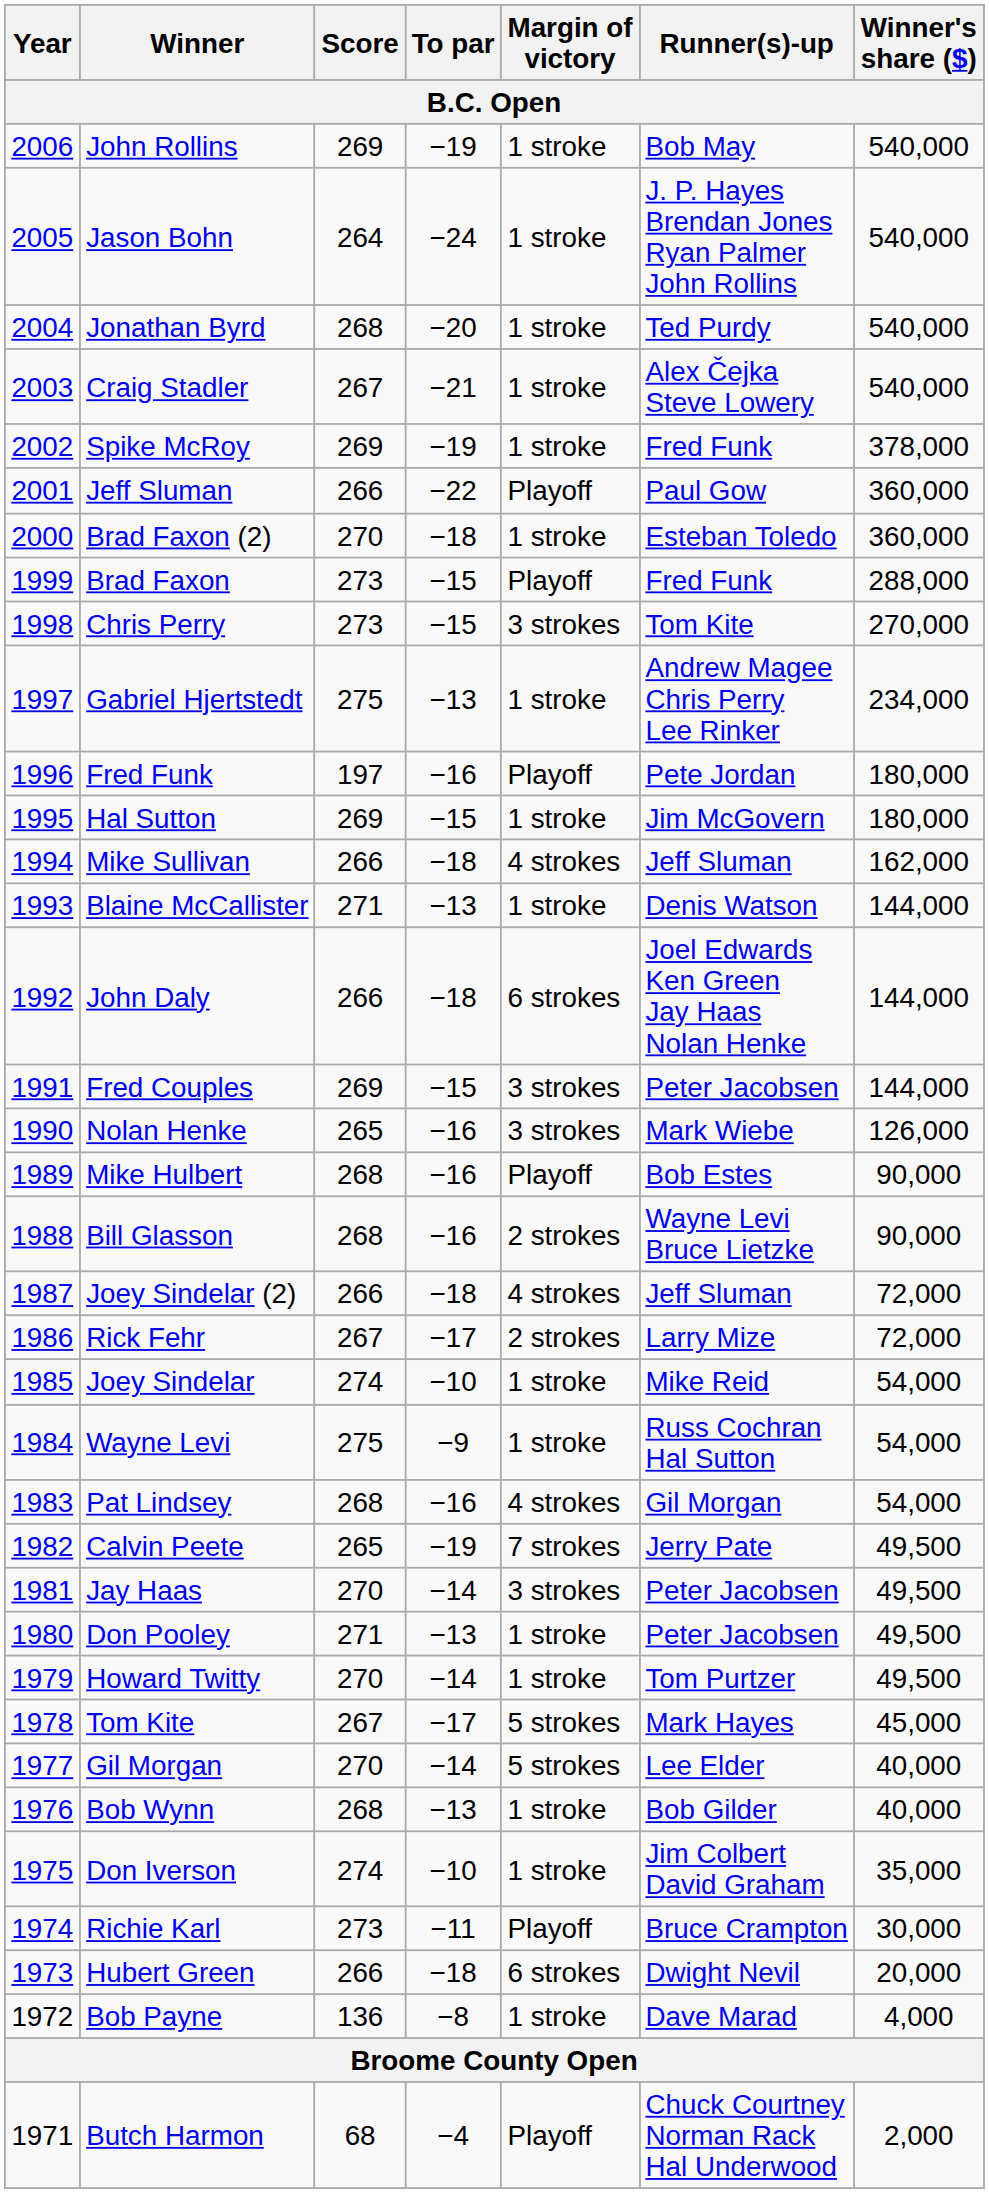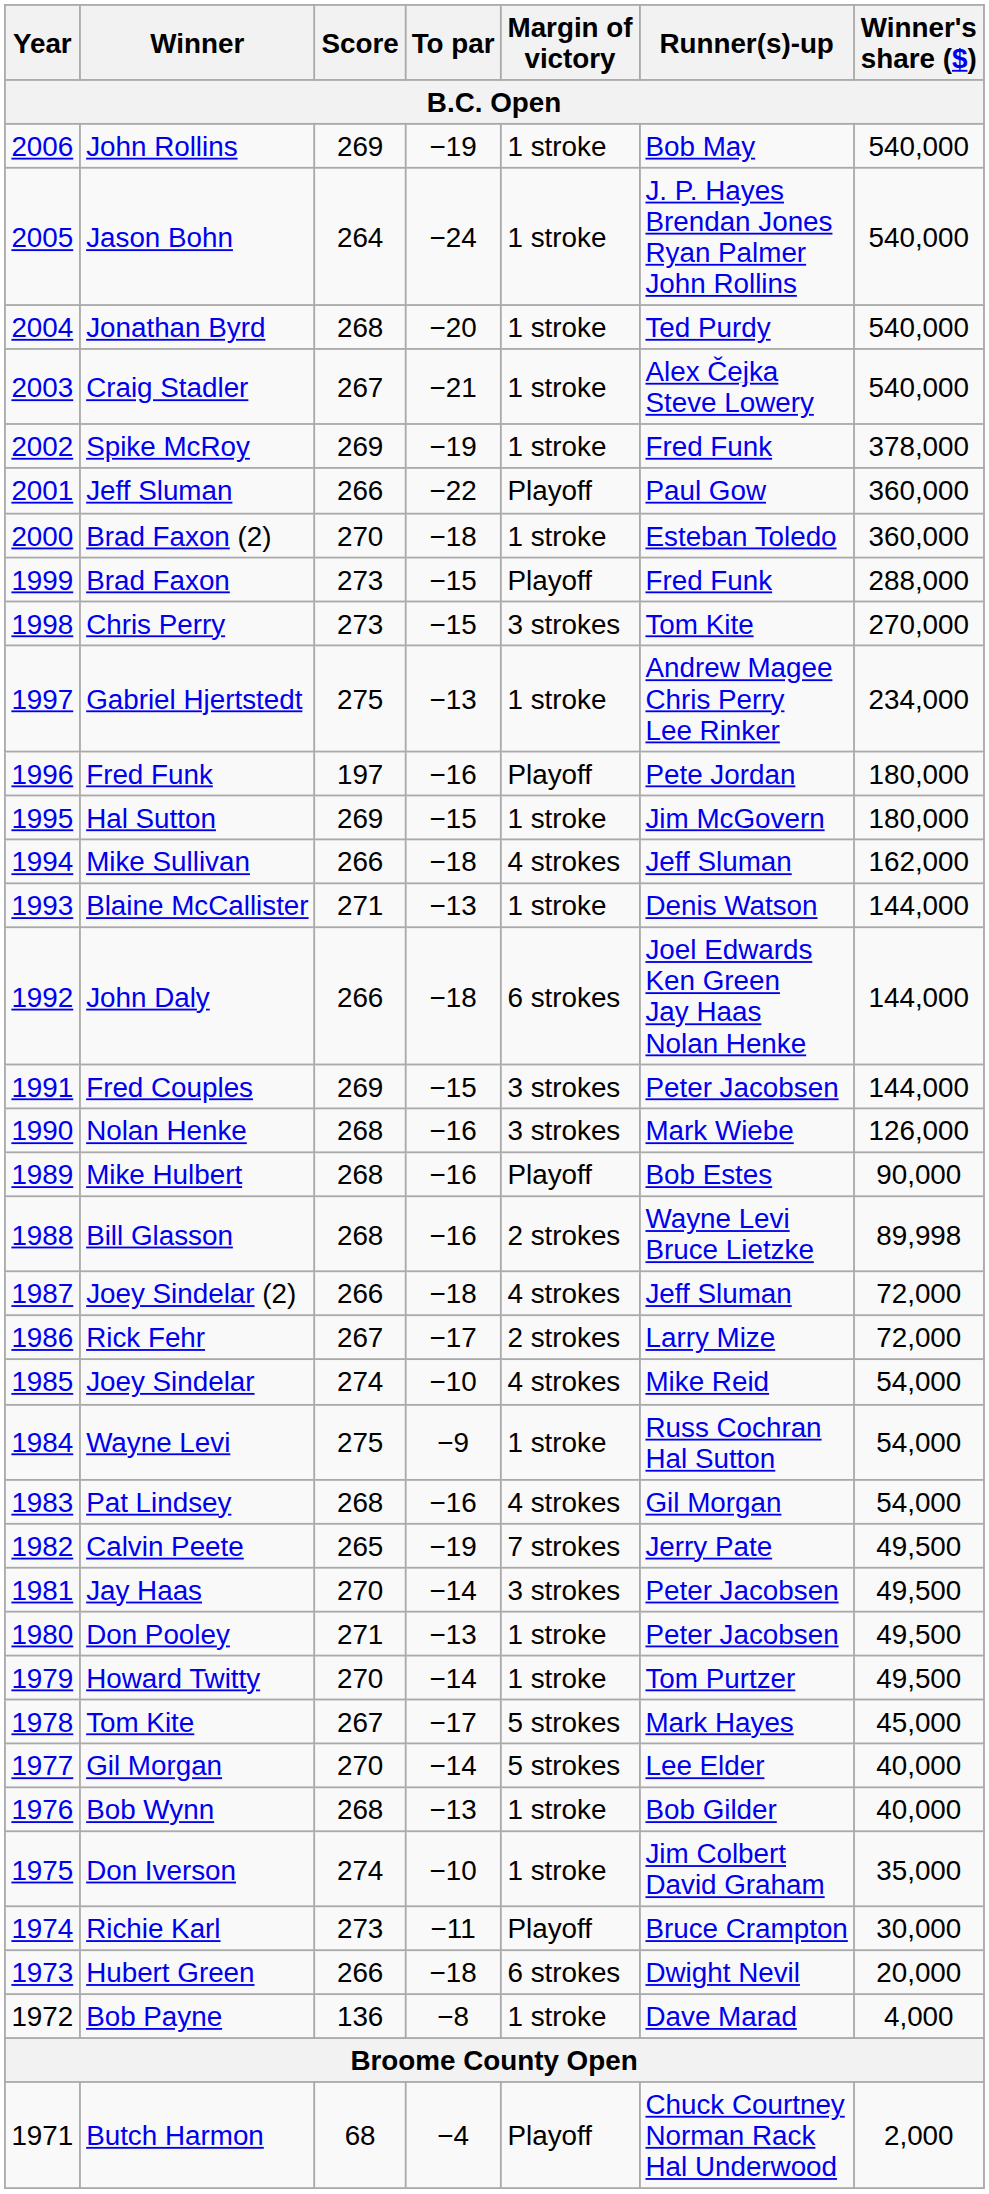(360, 1131) 265 -> (360, 1131) 268
(919, 1234) 90,000 -> (919, 1234) 89,998
(557, 1382) 1 stroke -> (564, 1382) 4 strokes
